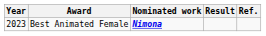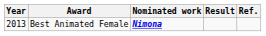(16, 24) 2023 -> (16, 24) 2013
